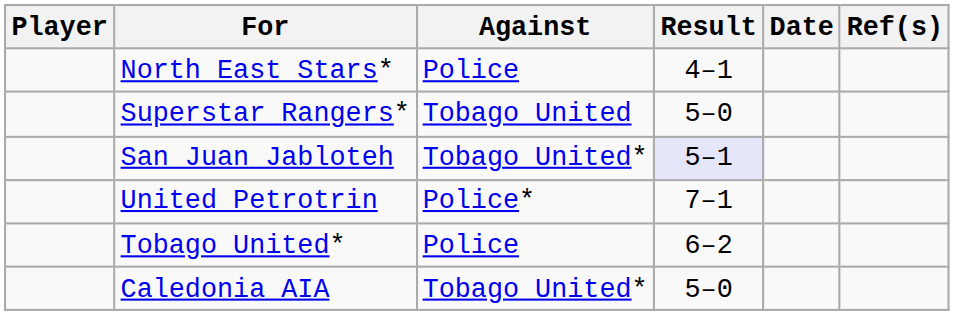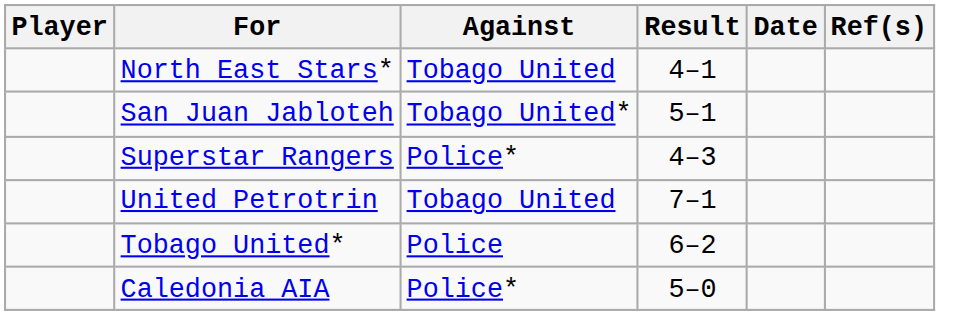(471, 70) Police -> (511, 70) Tobago United
- row: (265, 114)
(709, 158) lavender background -> (693, 114) no background
+ row: (257, 158)
(479, 201) Police* -> (511, 201) Tobago United
(535, 289) Tobago United* -> (463, 289) Police*
